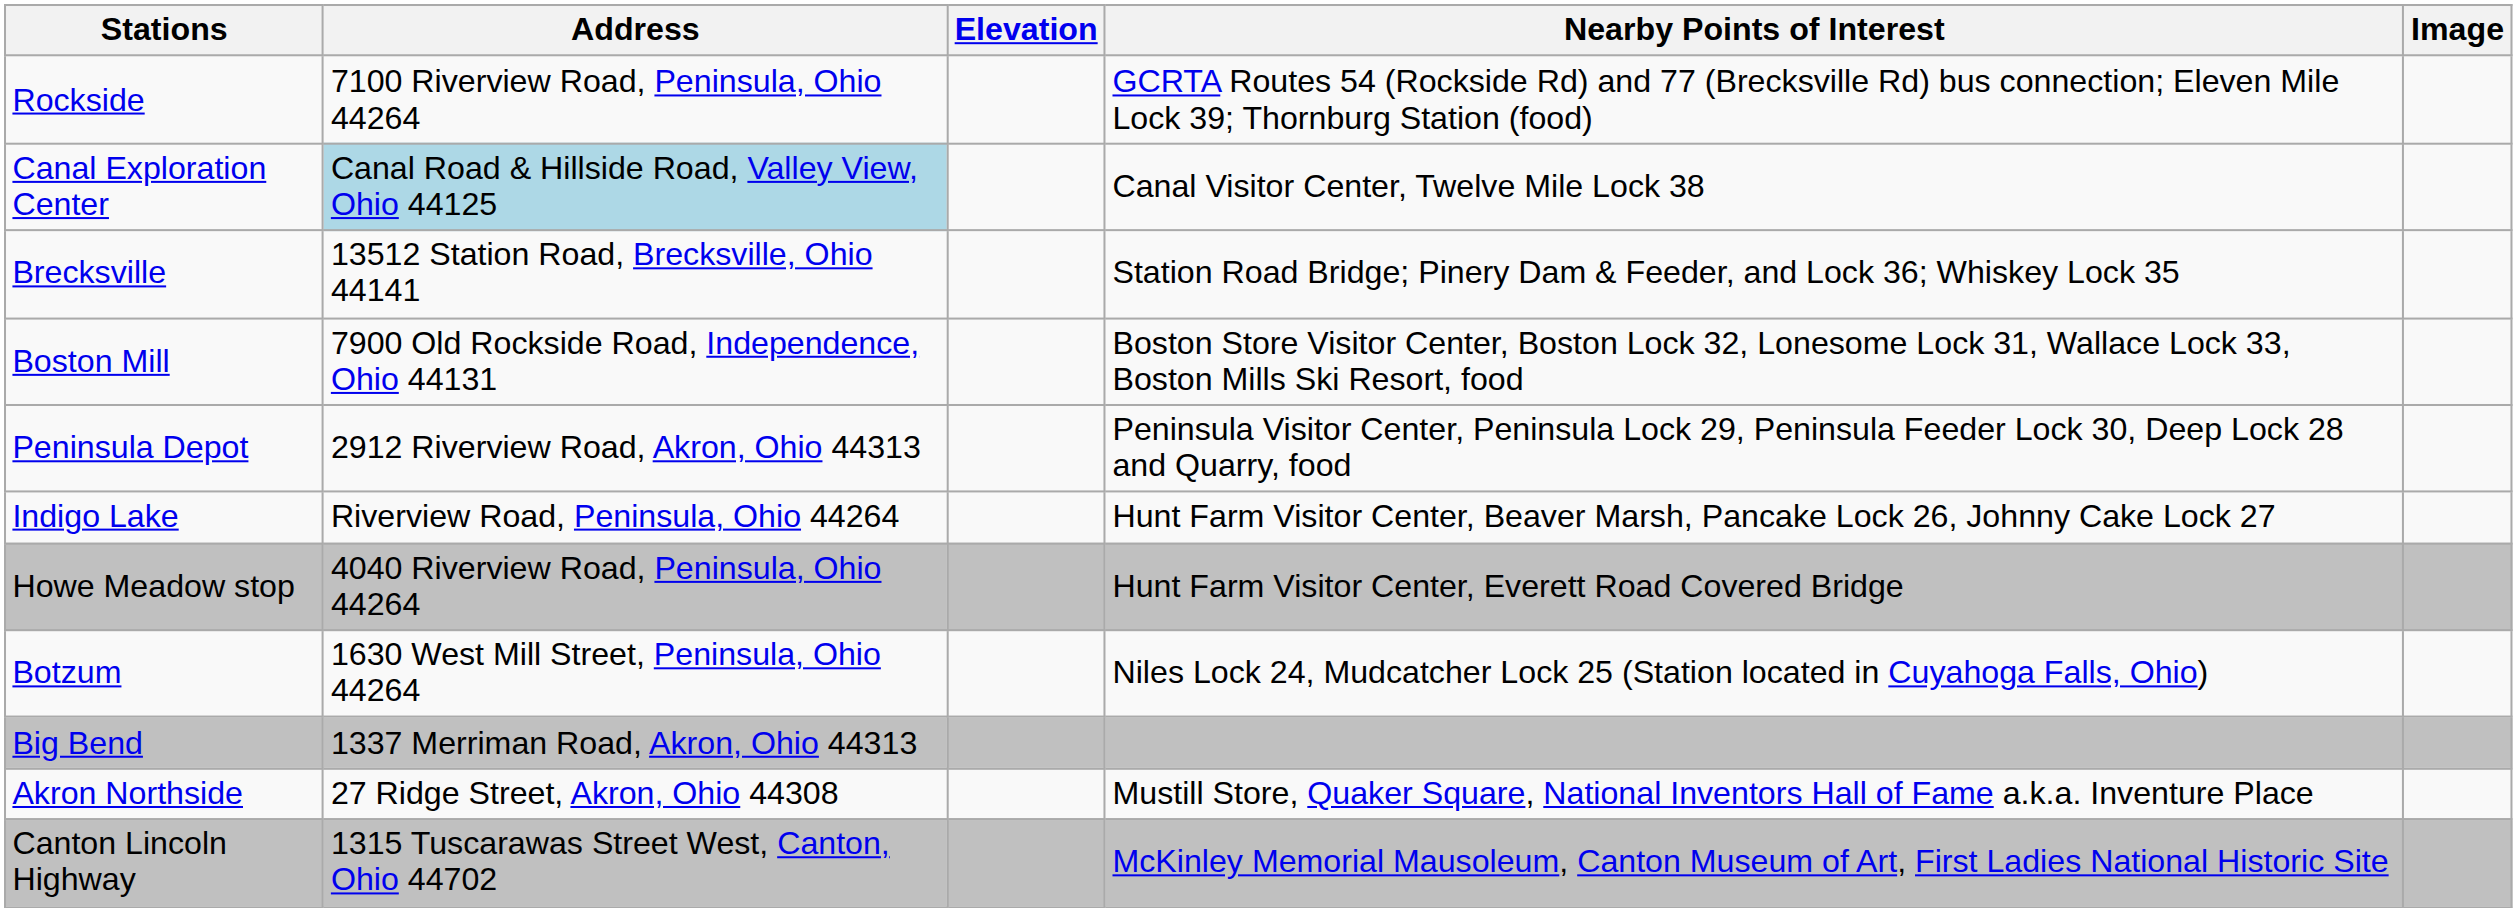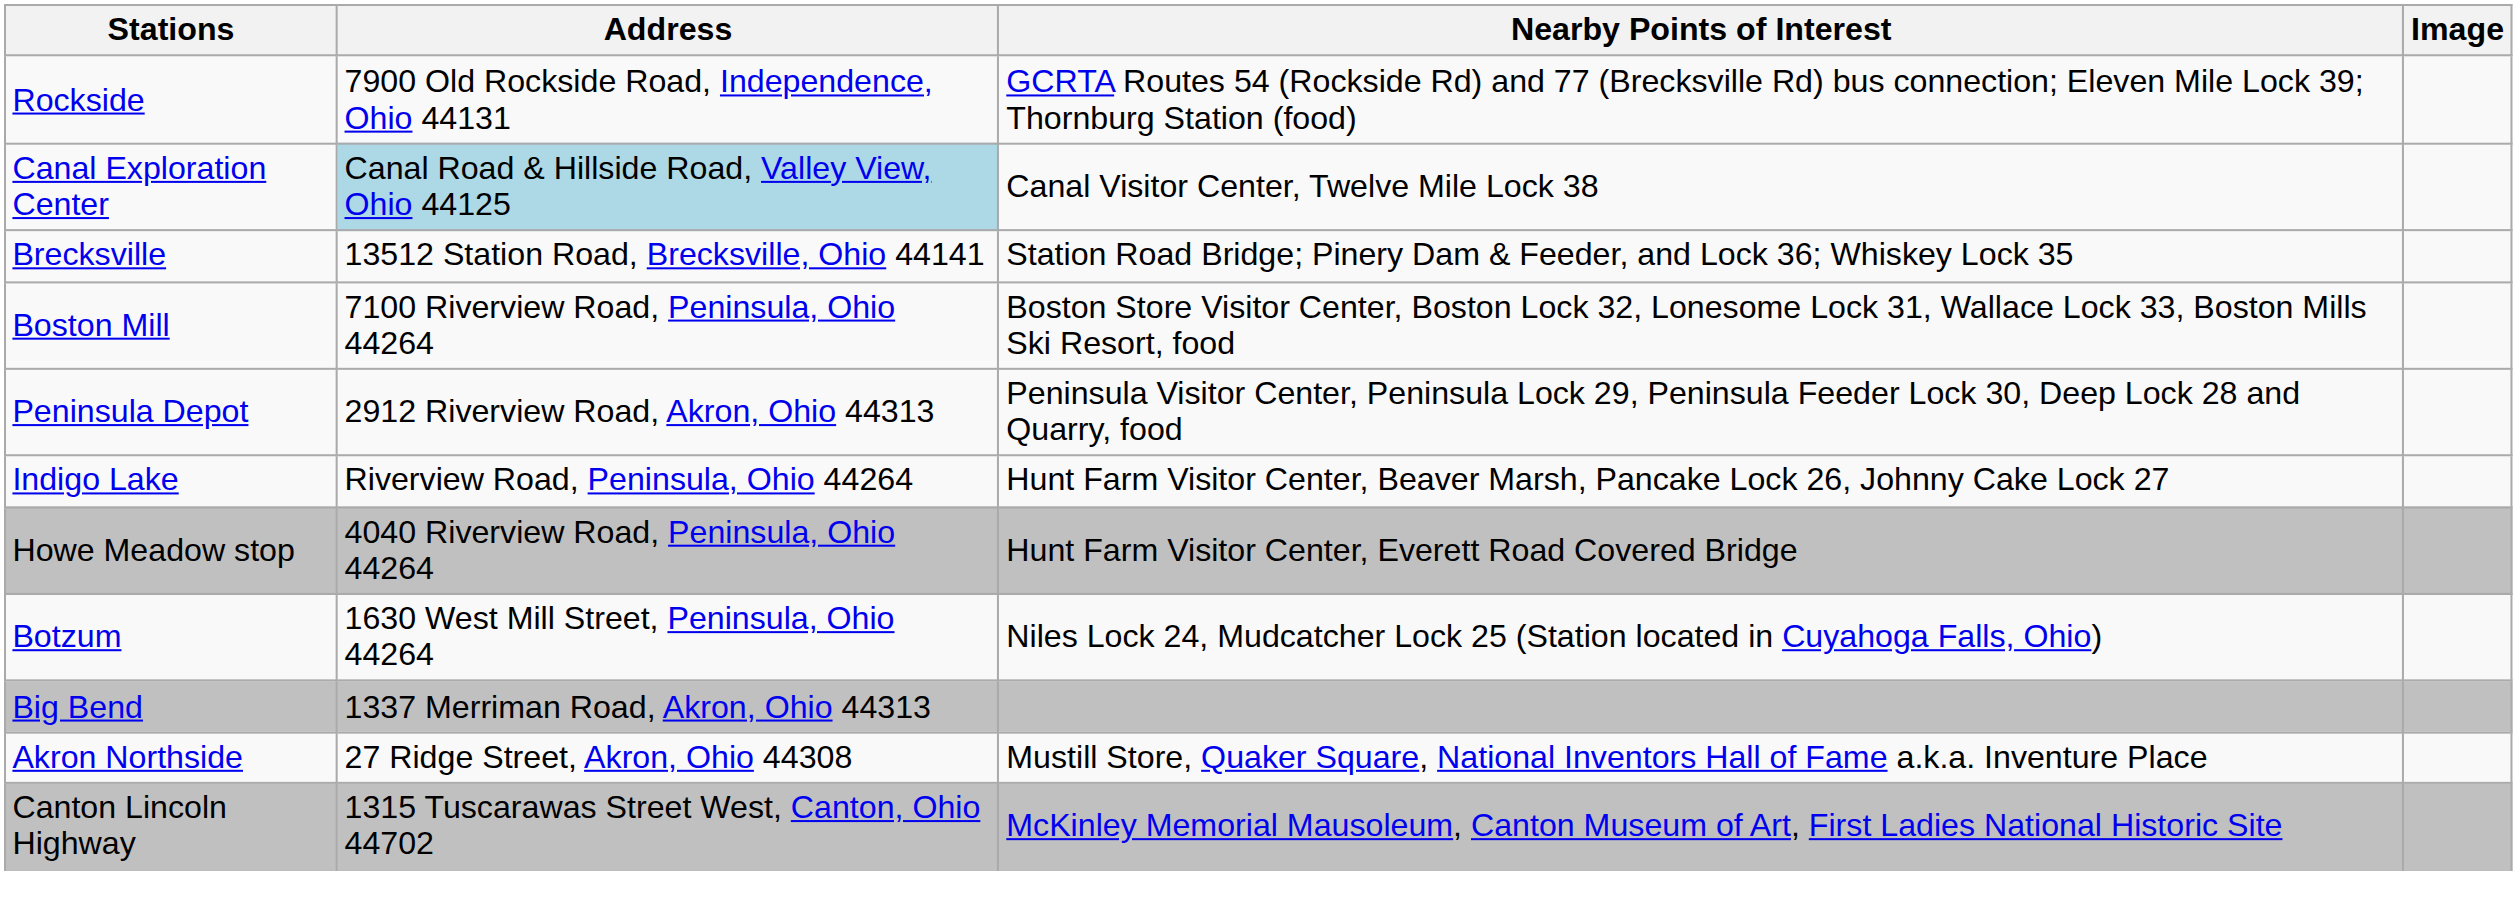- column: (1026, 30)
(606, 99) 7100 Riverview Road, Peninsula, Ohio 44264 -> (639, 99) 7900 Old Rockside Road, Independence, Ohio 44131
(625, 360) 7900 Old Rockside Road, Independence, Ohio 44131 -> (620, 324) 7100 Riverview Road, Peninsula, Ohio 44264
